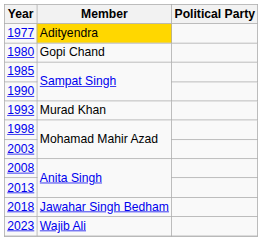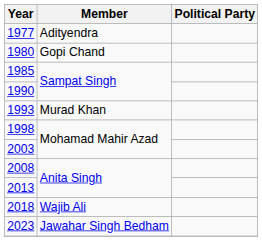(69, 33) gold background -> (69, 33) no background
(104, 206) Jawahar Singh Bedham -> (63, 206) Wajib Ali
(63, 226) Wajib Ali -> (104, 226) Jawahar Singh Bedham
